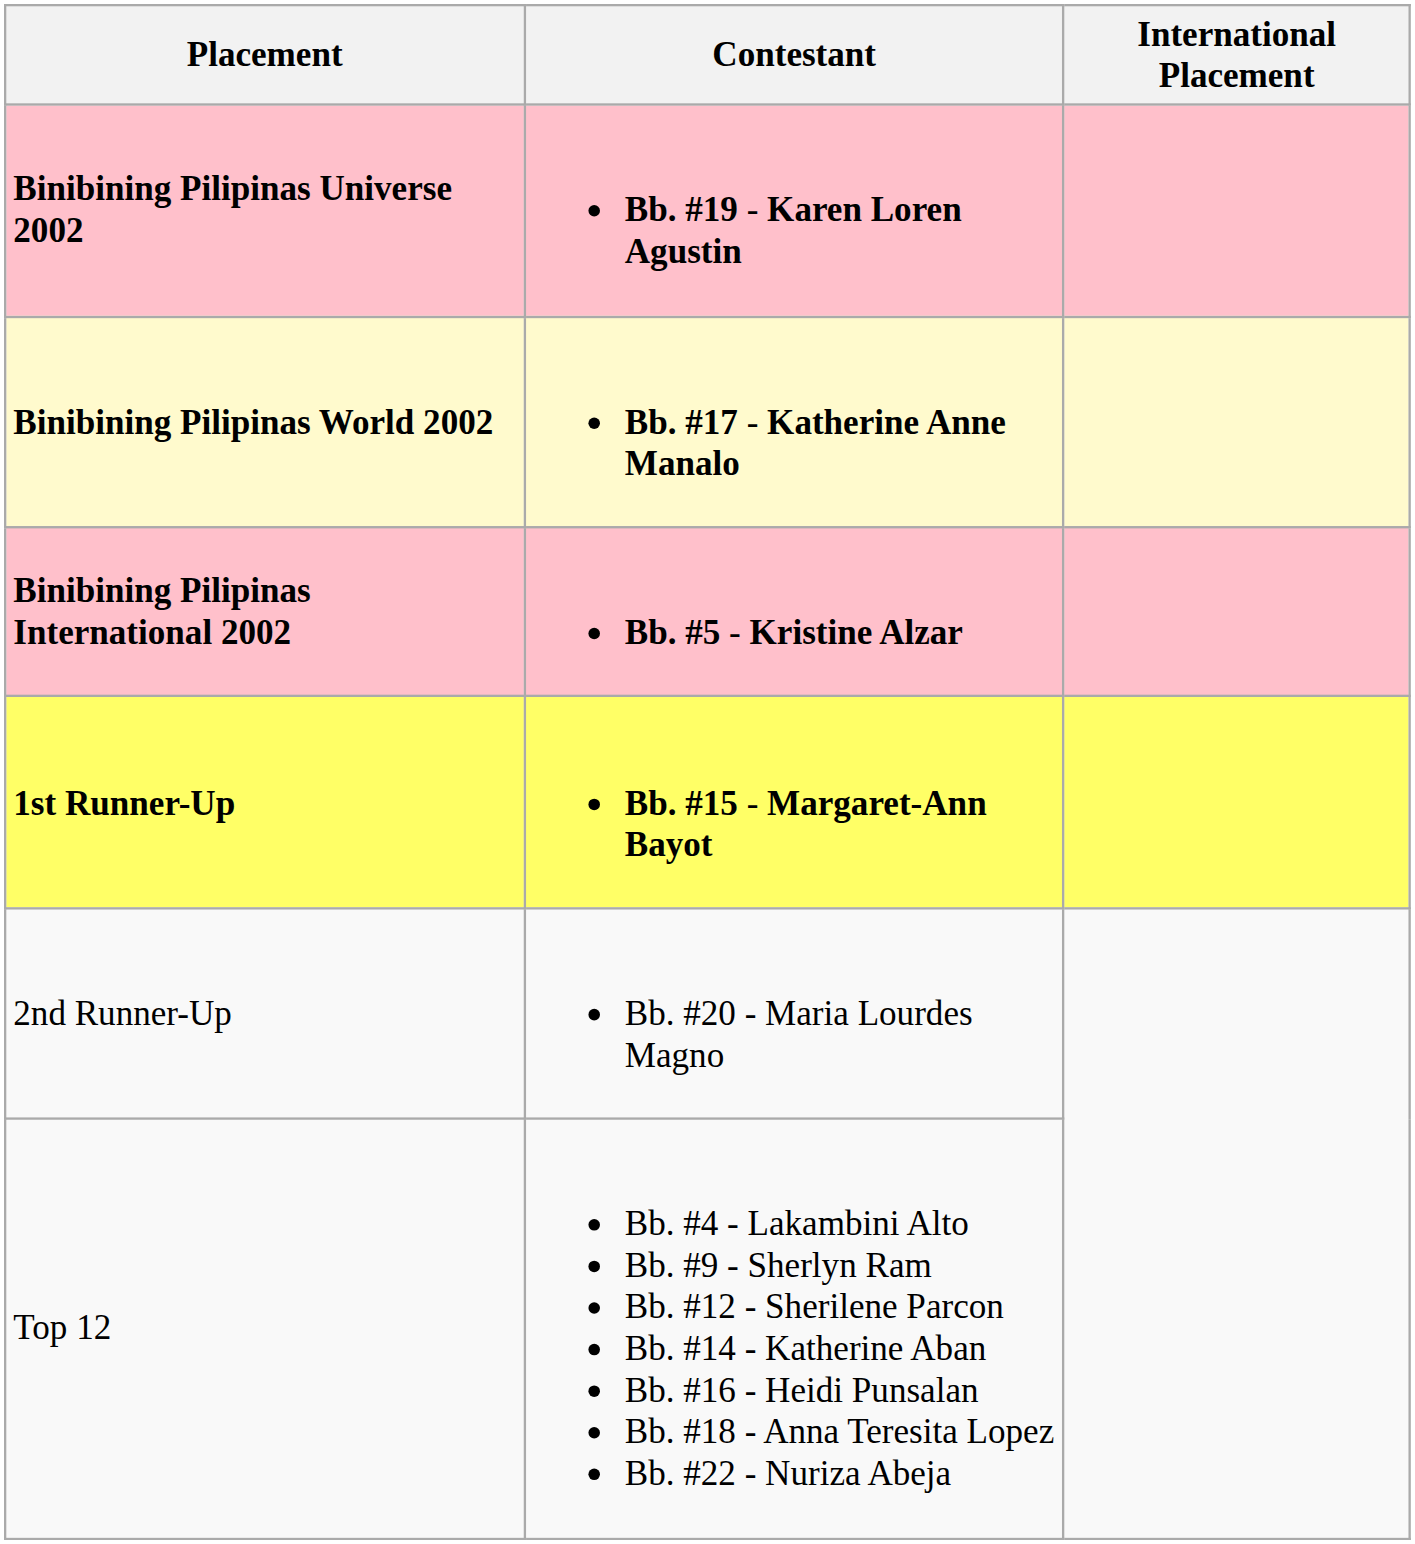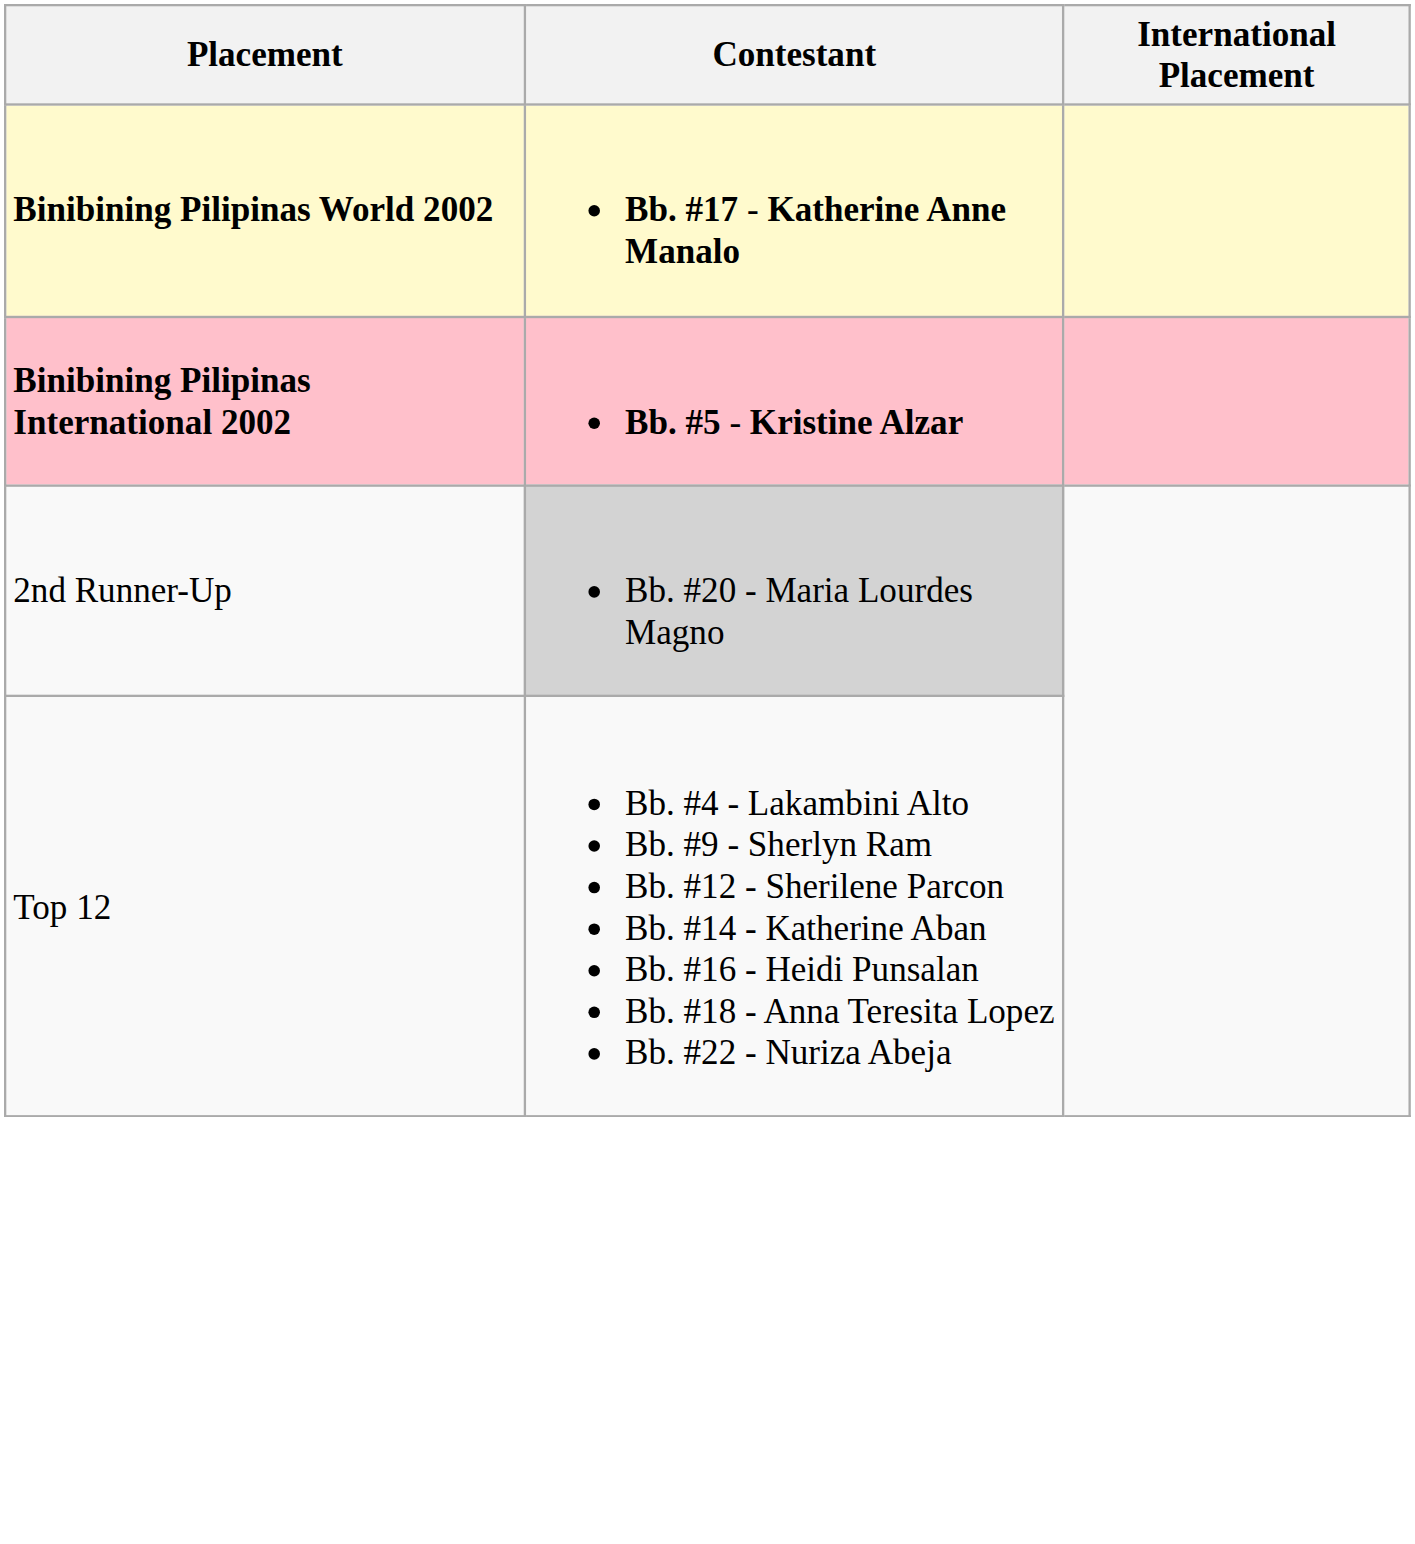- row: (233, 209)
- row: (124, 801)
(794, 1035) no background -> (794, 612) lightgrey background
